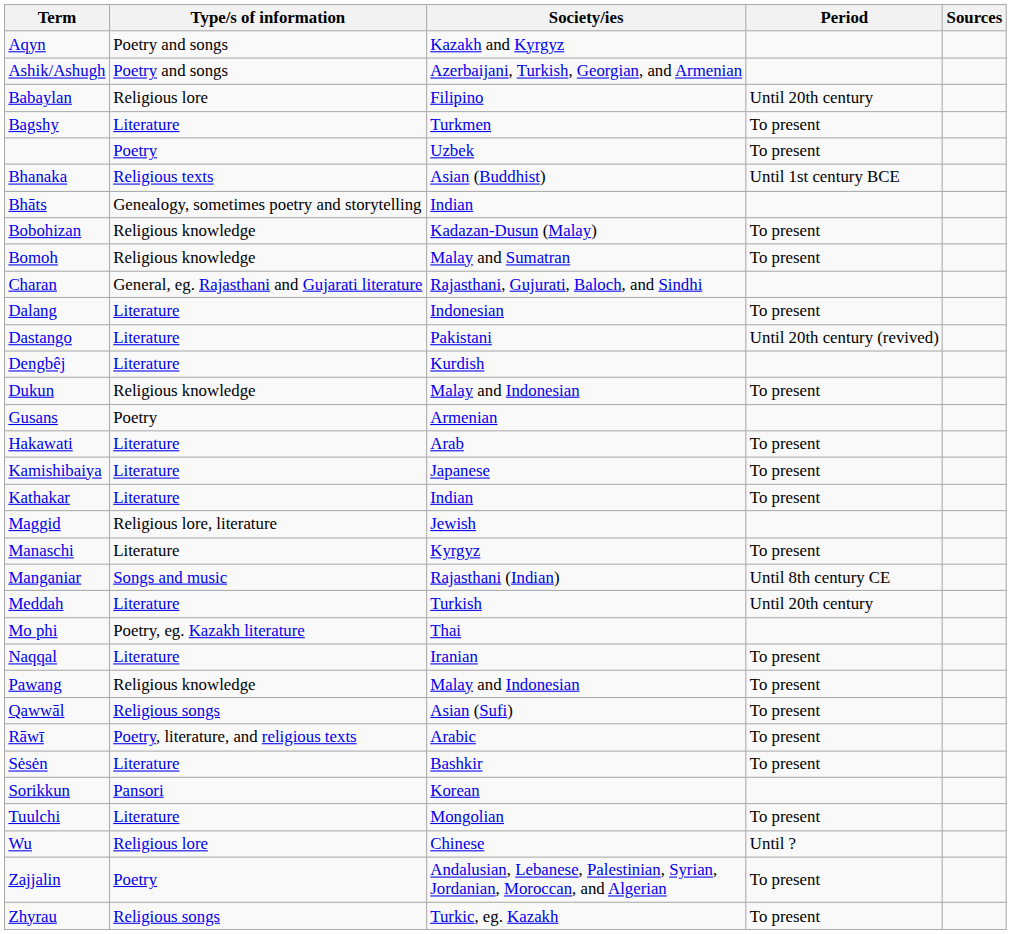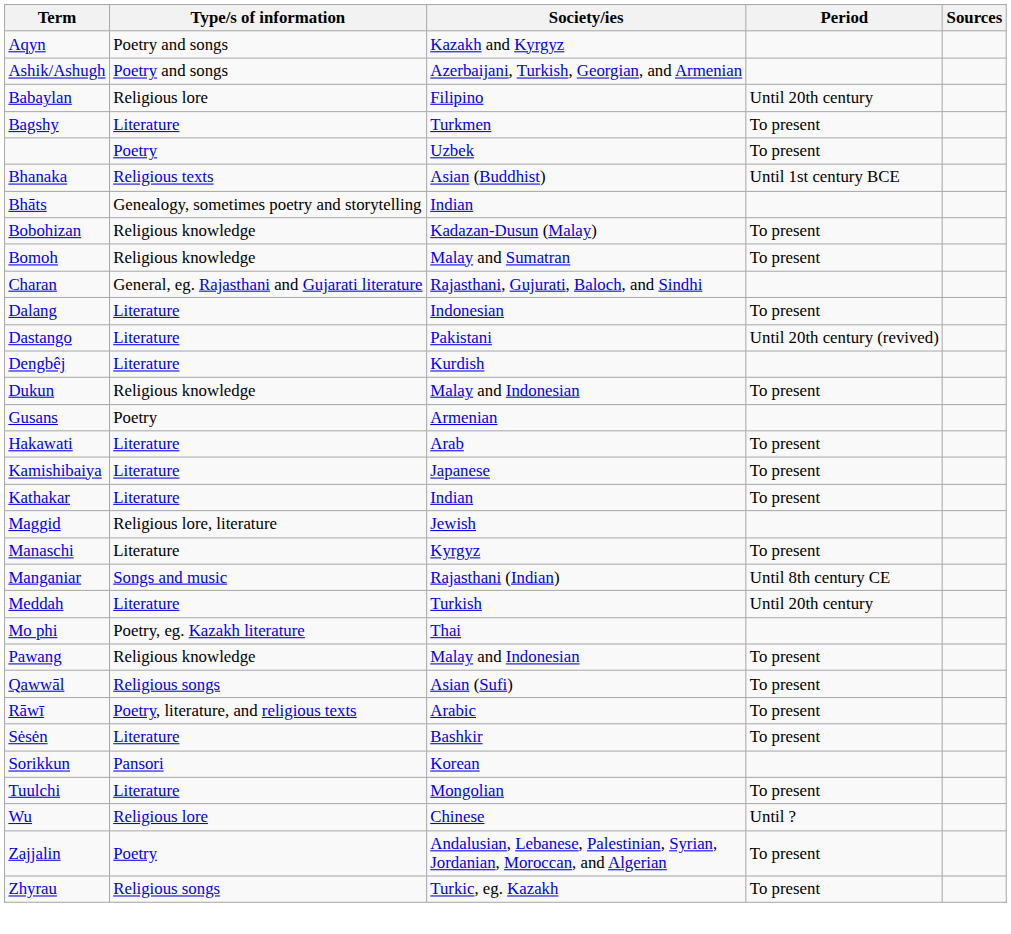- row: (33, 657)
